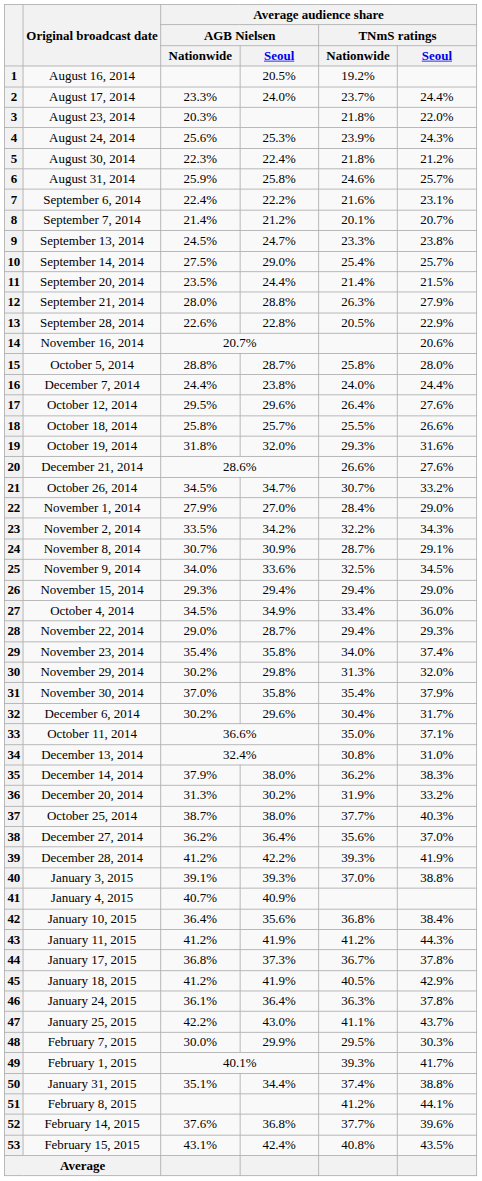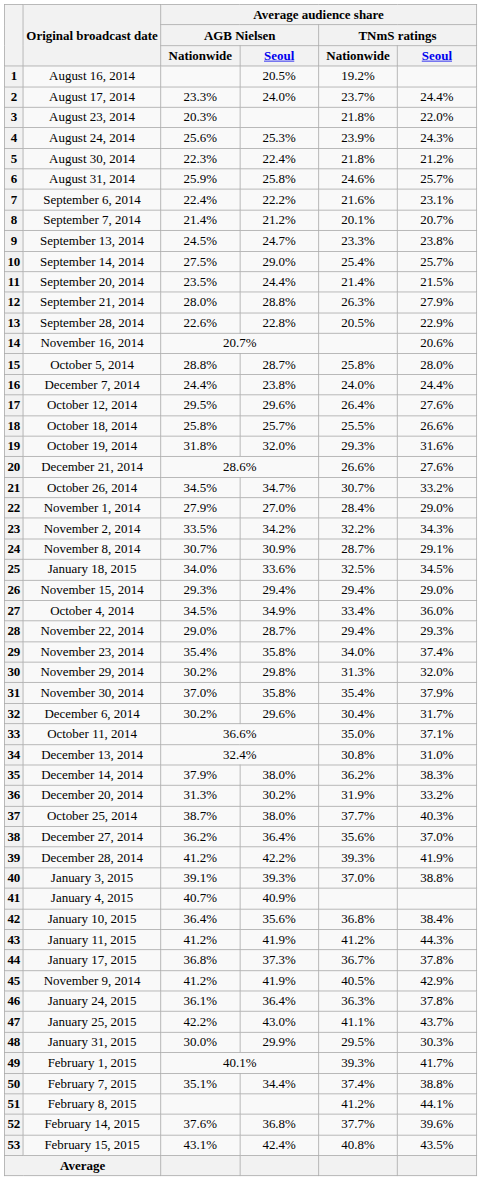(92, 569) November 9, 2014 -> (92, 569) January 18, 2015
(92, 980) January 18, 2015 -> (92, 980) November 9, 2014
(92, 1042) February 7, 2015 -> (92, 1042) January 31, 2015
(92, 1083) January 31, 2015 -> (92, 1083) February 7, 2015
